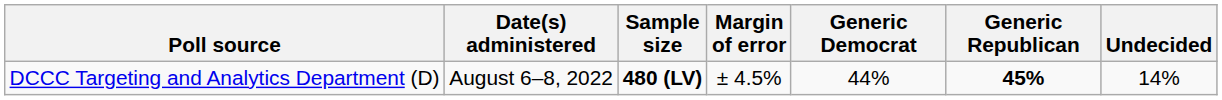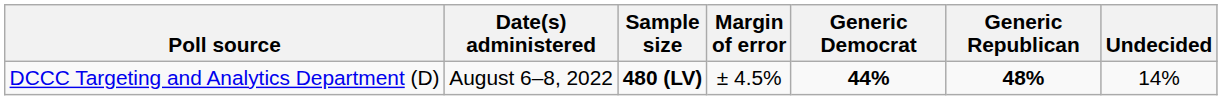(869, 78) normal -> (869, 78) bold
(1023, 78) 45% -> (1023, 78) 48%
